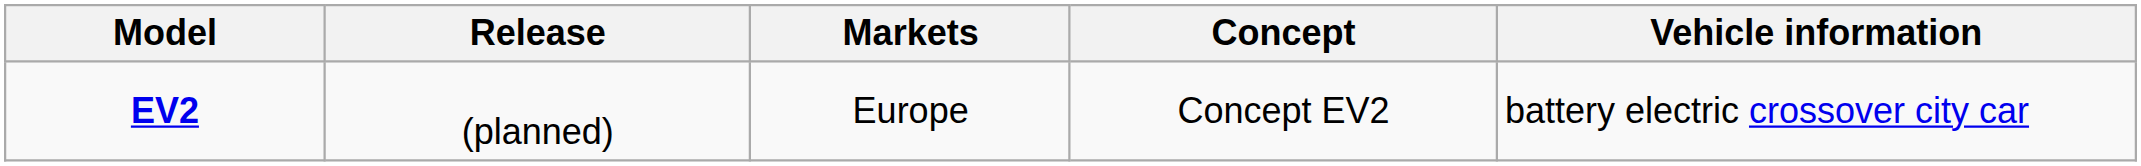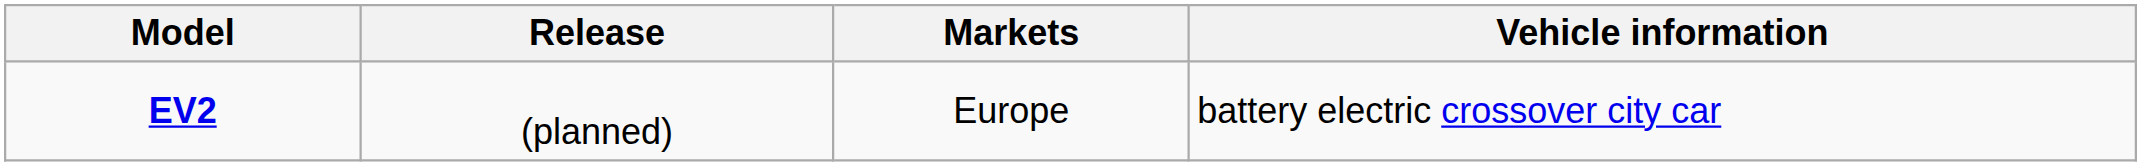- column: (1284, 33)
